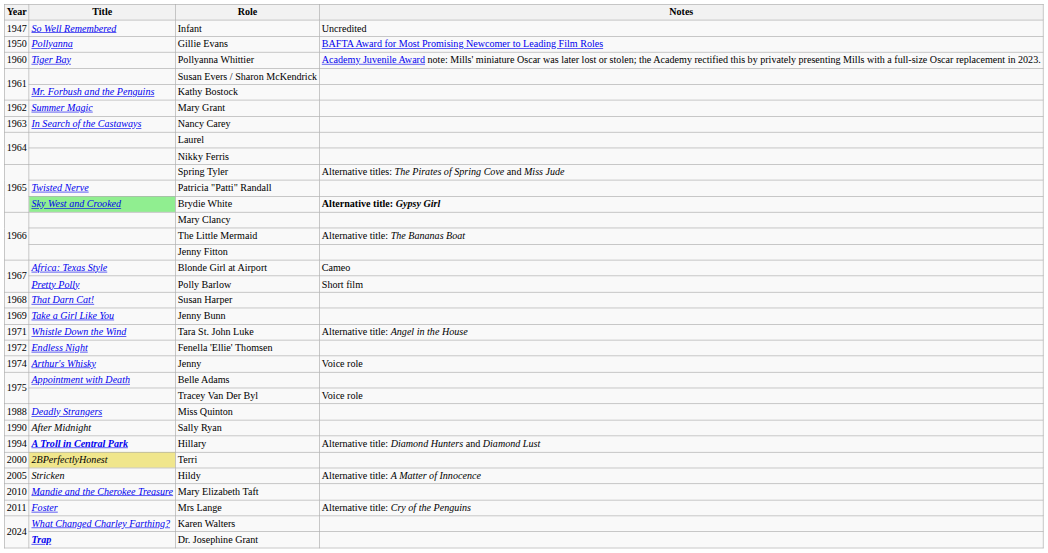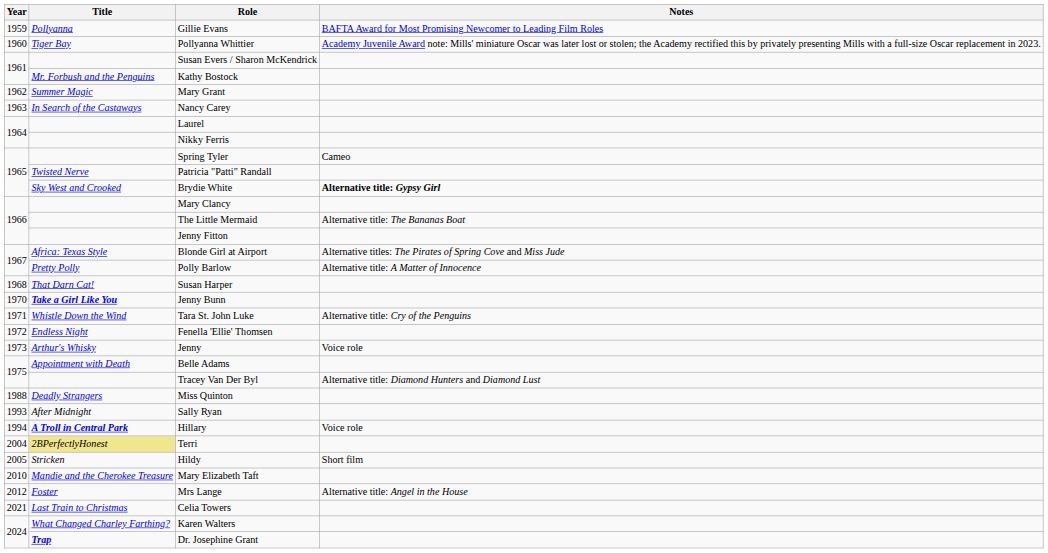- row: (190, 28)
(17, 44) 1950 -> (17, 28) 1959
(443, 172) Alternative titles: The Pirates of Spring Cove and Miss Jude -> (336, 156) Cameo
(76, 204) lightgreen background -> (76, 188) no background
(336, 268) Cameo -> (443, 252) Alternative titles: The Pirates of Spring Cove and Miss Jude
(342, 284) Short film -> (401, 268) Alternative title: A Matter of Innocence
(17, 316) 1969 -> (17, 300) 1970
(73, 316) normal -> (74, 300) bold
(395, 332) Alternative title: Angel in the House -> (396, 316) Alternative title: Cry of the Penguins
(17, 364) 1974 -> (17, 348) 1973
(342, 396) Voice role -> (431, 380) Alternative title: Diamond Hunters and Diamond Lust
(17, 428) 1990 -> (17, 412) 1993
(431, 444) Alternative title: Diamond Hunters and Diamond Lust -> (342, 428) Voice role
(17, 460) 2000 -> (17, 444) 2004
(401, 476) Alternative title: A Matter of Innocence -> (342, 460) Short film
(17, 508) 2011 -> (17, 492) 2012
(396, 508) Alternative title: Cry of the Penguins -> (395, 492) Alternative title: Angel in the House
+ row: (204, 508)
